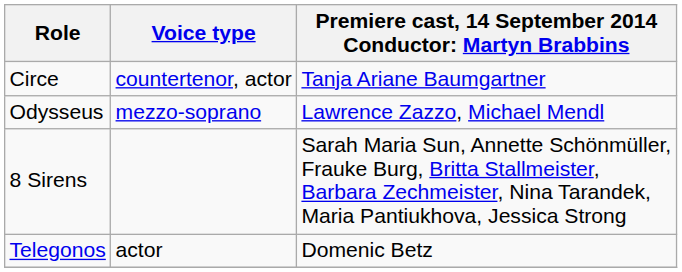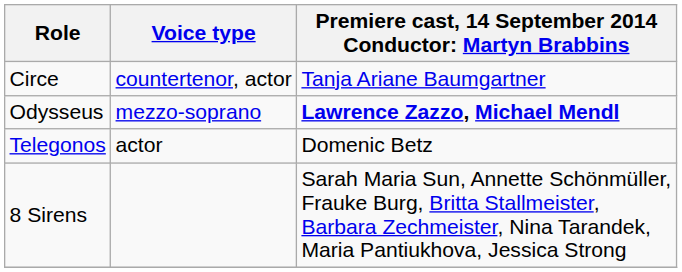(453, 111) normal -> (460, 111) bold
rows swapped: (58, 250) <-> (48, 181)
